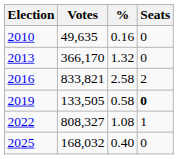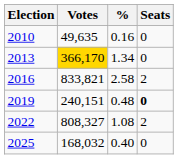(83, 57) no background -> (83, 57) gold background
(122, 57) 1.32 -> (122, 57) 1.34
(83, 100) 133,505 -> (83, 100) 240,151
(122, 100) 0.58 -> (122, 100) 0.48
(144, 121) 1 -> (144, 121) 2
